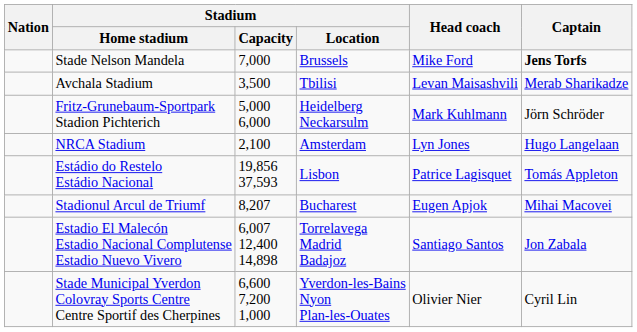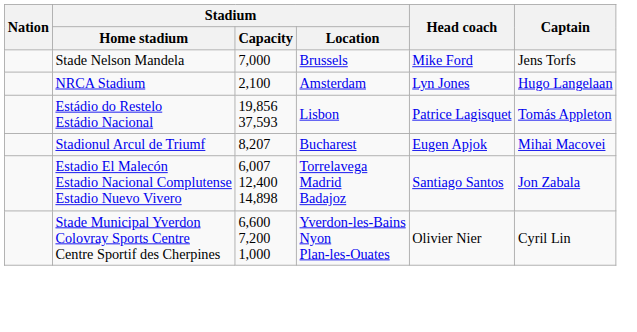(555, 60) bold -> (547, 60) normal
- row: (104, 83)
- row: (135, 114)
